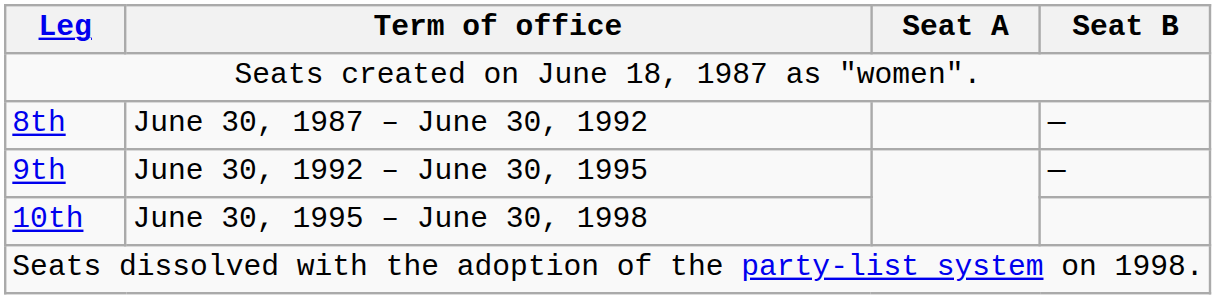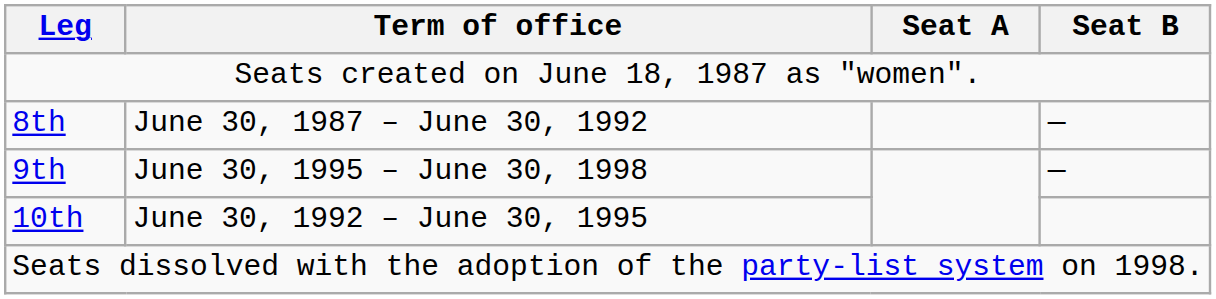(390, 173) June 30, 1992 – June 30, 1995 -> (390, 173) June 30, 1995 – June 30, 1998
(390, 221) June 30, 1995 – June 30, 1998 -> (390, 221) June 30, 1992 – June 30, 1995
